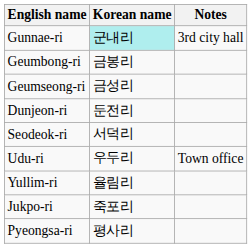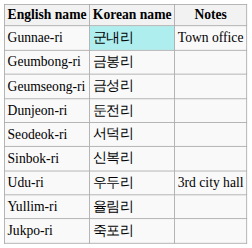(211, 38) 3rd city hall -> (211, 38) Town office
+ row: (33, 158)
(211, 158) Town office -> (211, 182) 3rd city hall
- row: (40, 231)
